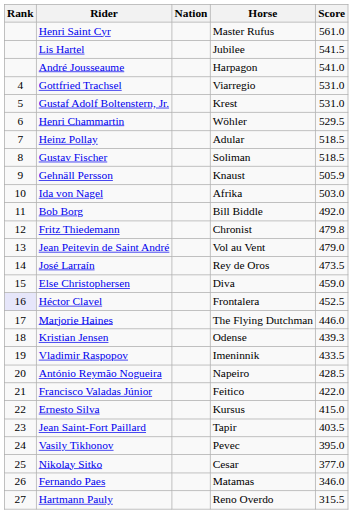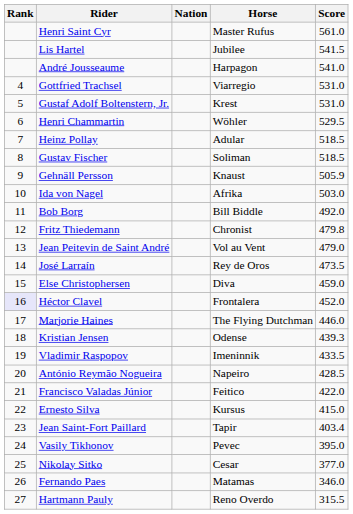(332, 301) 452.5 -> (332, 301) 452.0
(332, 427) 403.5 -> (332, 427) 403.4
